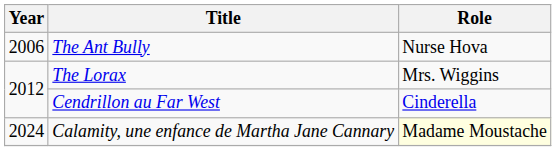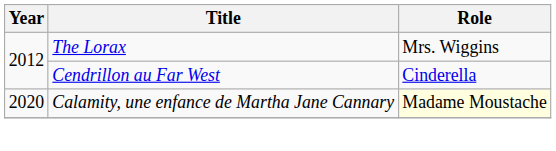- row: (101, 46)
(26, 131) 2024 -> (26, 103) 2020
